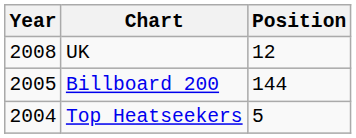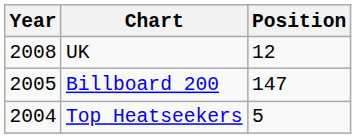(270, 85) 144 -> (270, 85) 147
